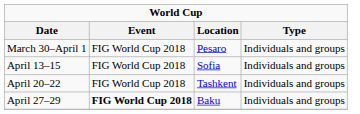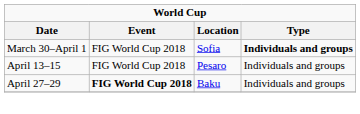(212, 48) Pesaro -> (209, 48) Sofia
(294, 48) normal -> (298, 48) bold
(209, 65) Sofia -> (212, 65) Pesaro
- row: (34, 83)
